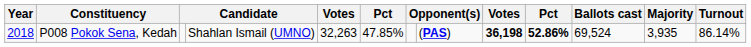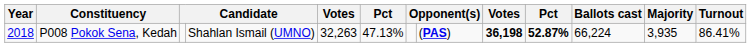(383, 33) 47.85% -> (383, 33) 47.13%
(548, 33) 52.86% -> (548, 33) 52.87%
(593, 33) 69,524 -> (593, 33) 66,224
(719, 33) 86.14% -> (719, 33) 86.41%
